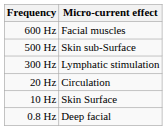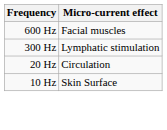- row: (40, 47)
- row: (42, 116)
